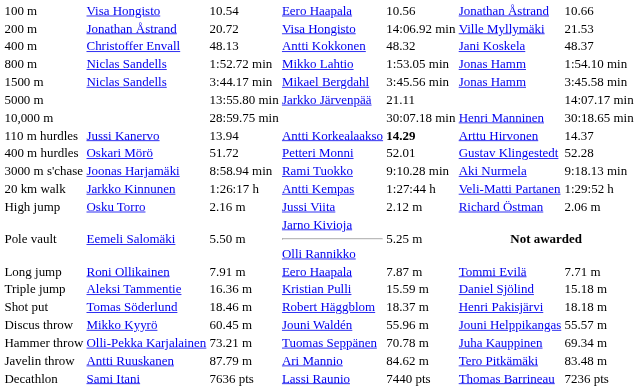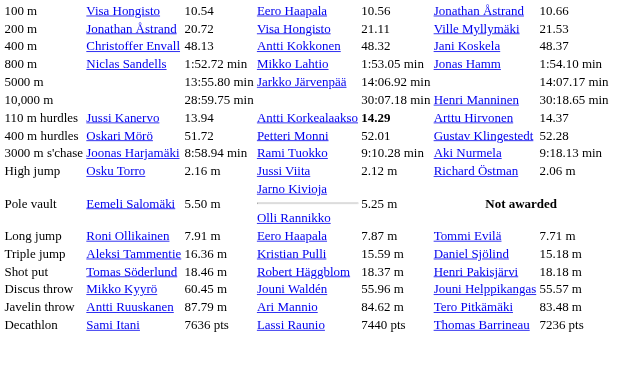(421, 28) 14:06.92 min -> (376, 28) 21.11
- row: (24, 82)
(401, 99) 21.11 -> (396, 82) 14:06.92 min
- row: (35, 189)
- row: (44, 342)
